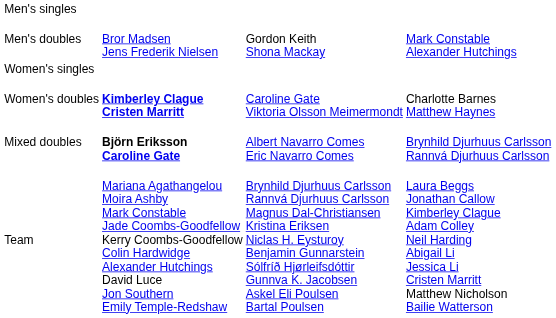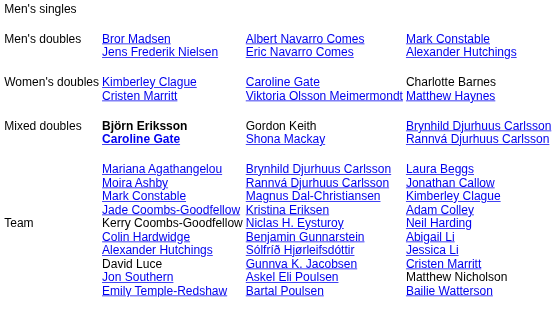(285, 45) Gordon Keith Shona Mackay -> (305, 45) Albert Navarro Comes Eric Navarro Comes
- row: (49, 69)
(153, 105) bold -> (149, 89) normal
(305, 149) Albert Navarro Comes Eric Navarro Comes -> (285, 132) Gordon Keith Shona Mackay
